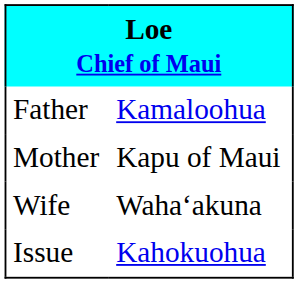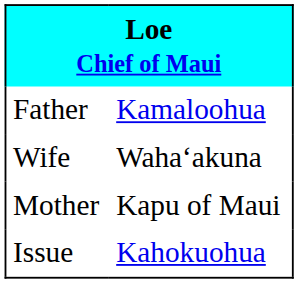rows swapped: (56, 157) <-> (42, 205)
